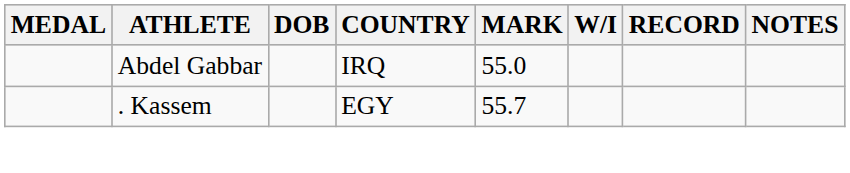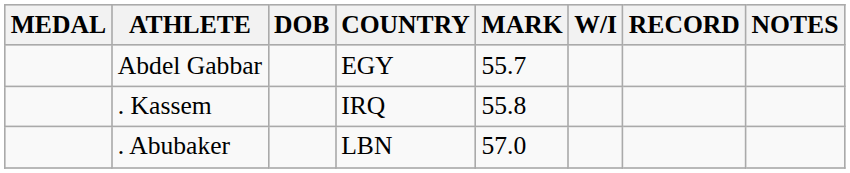(363, 65) IRQ -> (367, 65) EGY
(504, 65) 55.0 -> (504, 65) 55.7
(367, 106) EGY -> (363, 106) IRQ
(504, 106) 55.7 -> (504, 106) 55.8
+ row: (174, 146)
